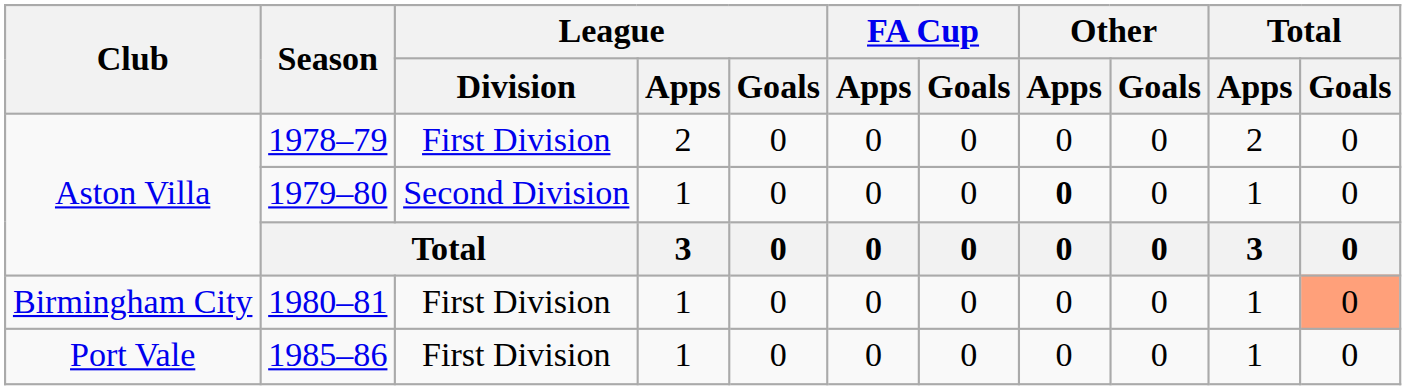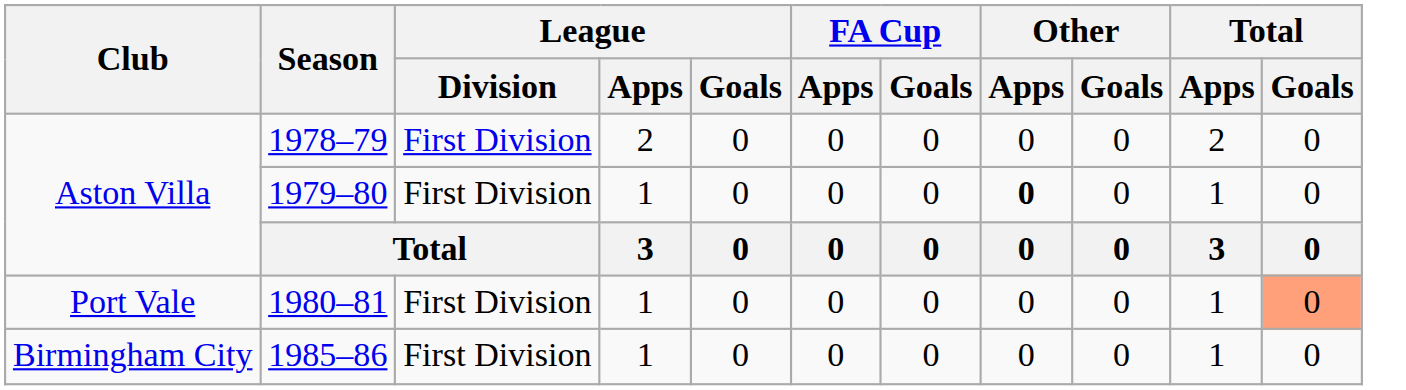(516, 193) Second Division -> (497, 193) First Division
(133, 301) Birmingham City -> (133, 301) Port Vale
(133, 355) Port Vale -> (133, 355) Birmingham City
